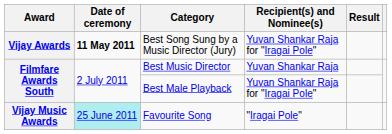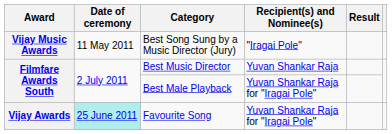(39, 45) Vijay Awards -> (39, 45) Vijay Music Awards
(106, 45) bold -> (105, 45) normal
(292, 45) Yuvan Shankar Raja for "Iragai Pole" -> (274, 45) "Iragai Pole"
(39, 116) Vijay Music Awards -> (39, 116) Vijay Awards
(274, 116) "Iragai Pole" -> (292, 116) Yuvan Shankar Raja for "Iragai Pole"
